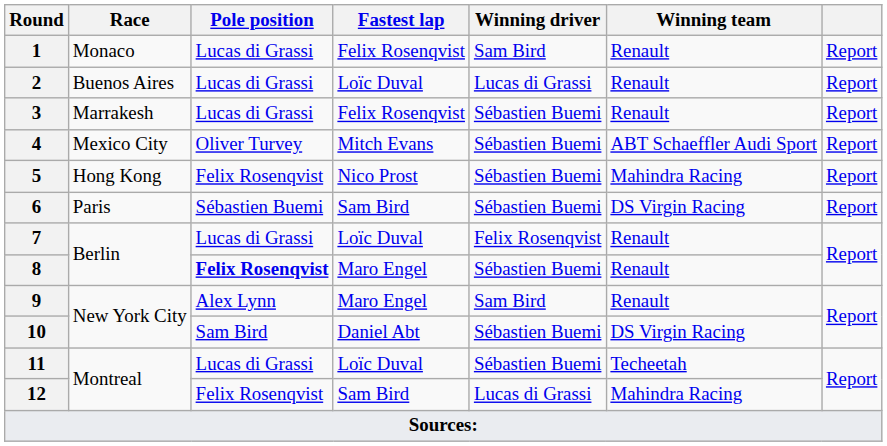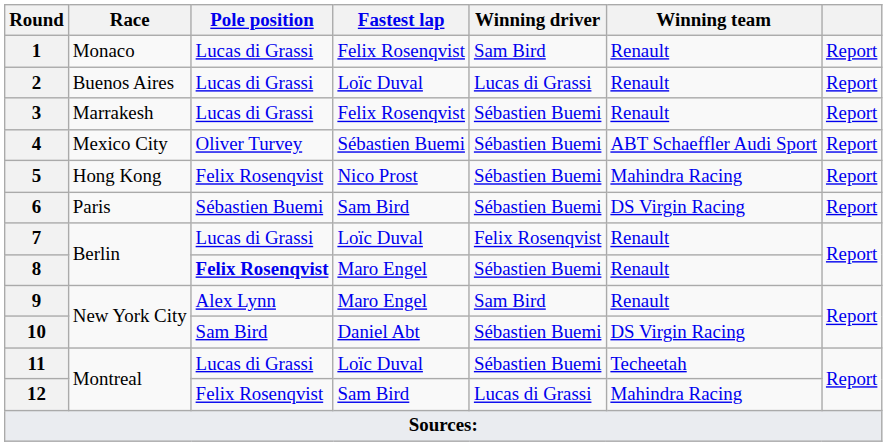(385, 144) Mitch Evans -> (401, 144) Sébastien Buemi
